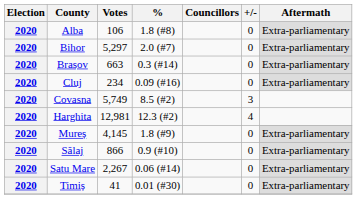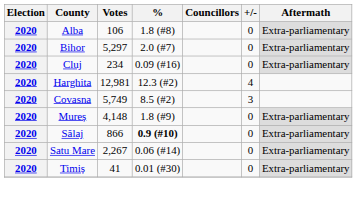- row: (72, 64)
rows swapped: (72, 99) <-> (72, 116)
(115, 133) 4,145 -> (115, 116) 4,148
(158, 151) normal -> (158, 133) bold
